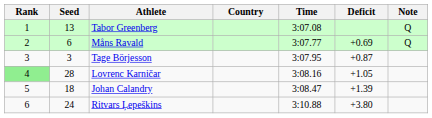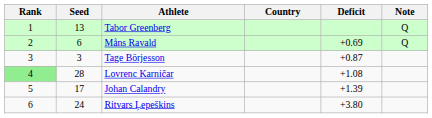- column: (307, 12)
(361, 74) +1.05 -> (351, 74) +1.08
(69, 89) 18 -> (79, 89) 17
